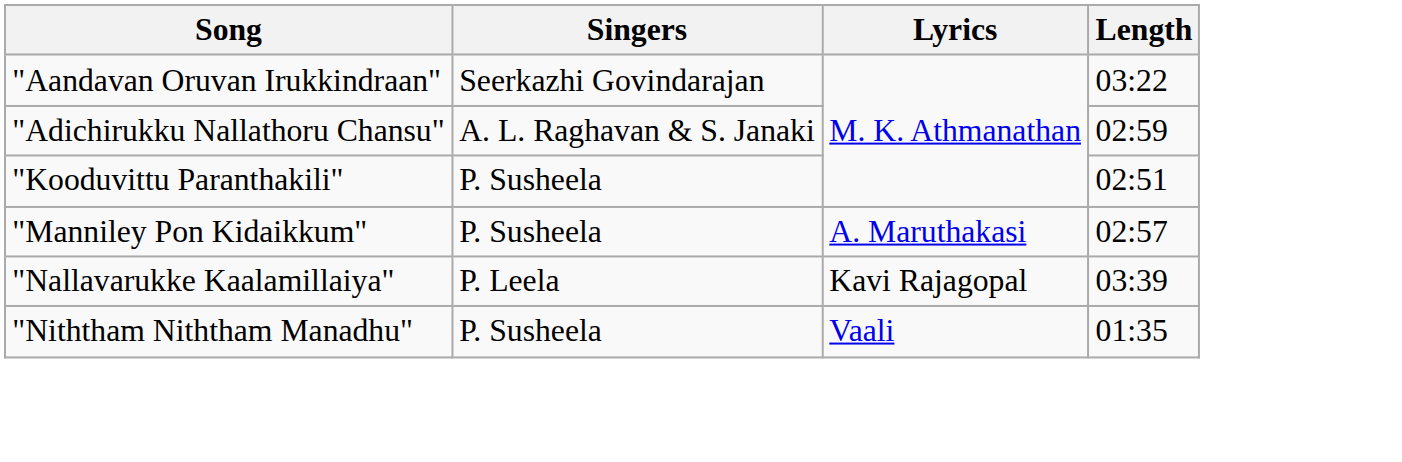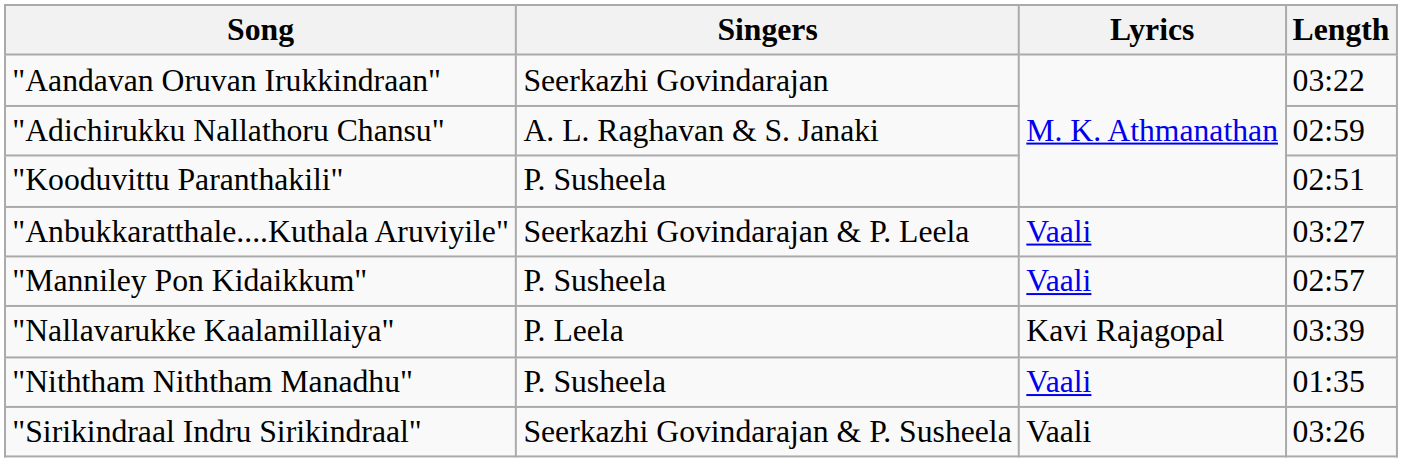+ row: (261, 230)
(928, 230) A. Maruthakasi -> (1059, 280) Vaali
+ row: (217, 431)
